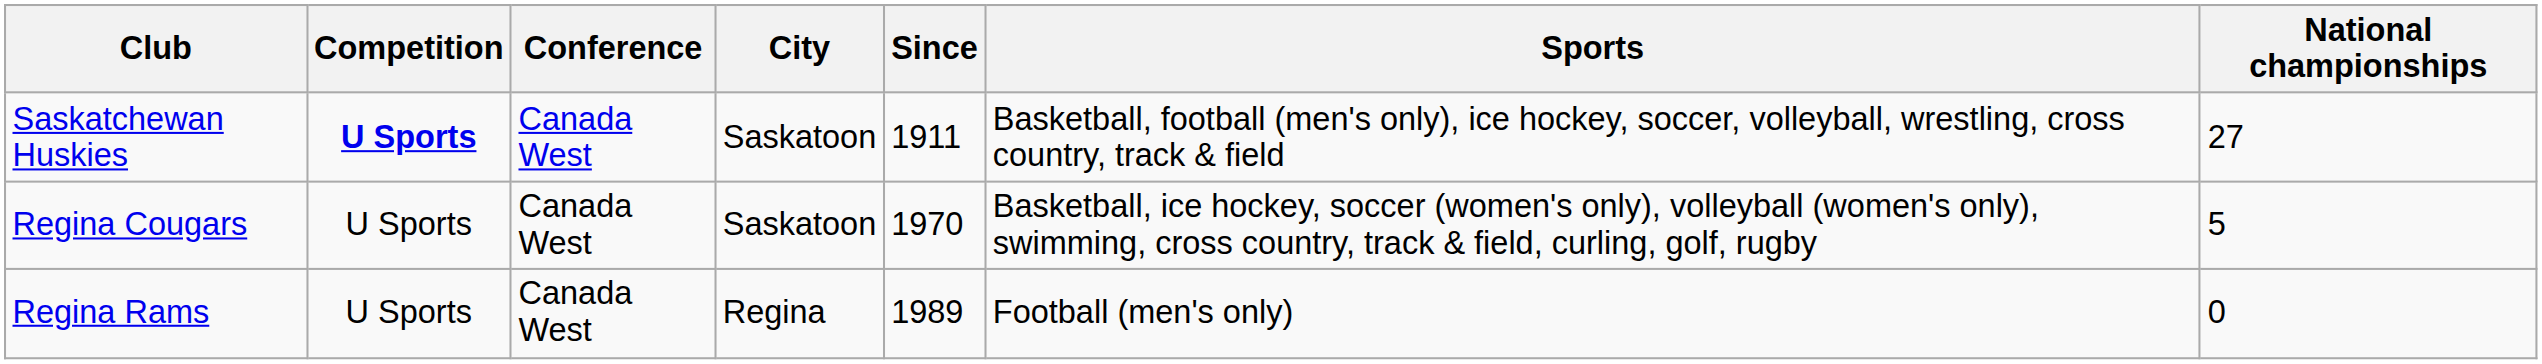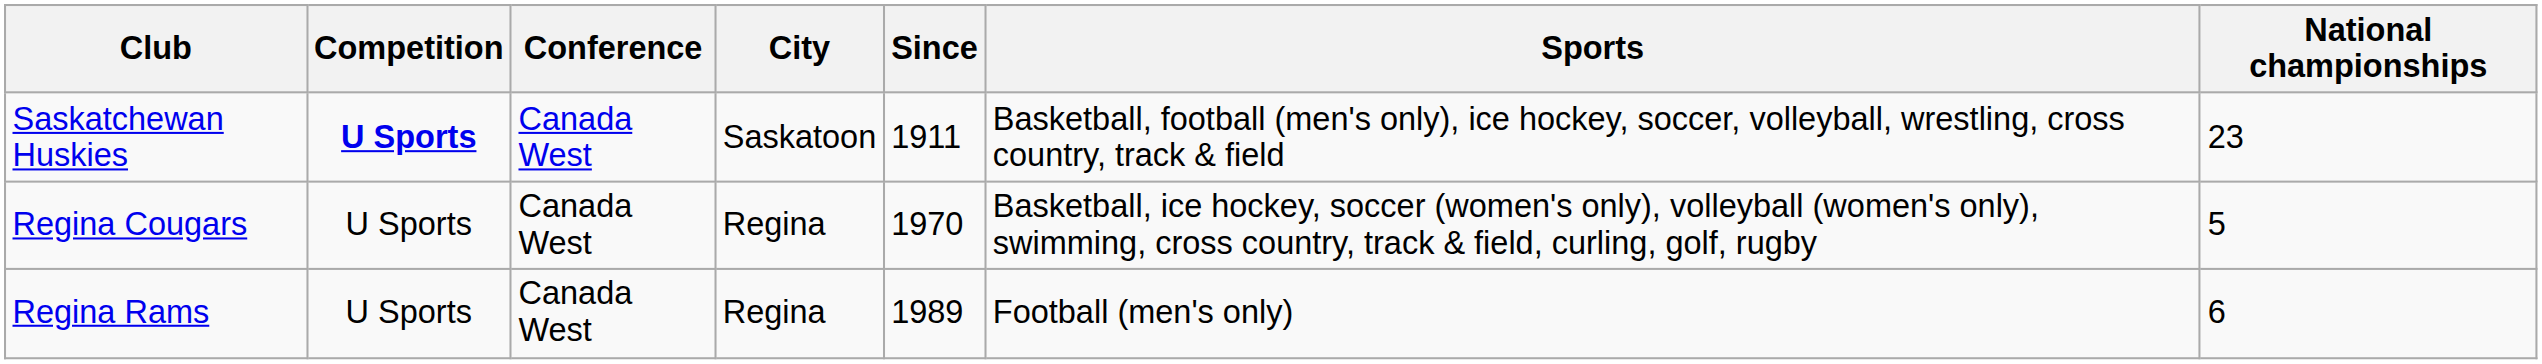(2226, 136) 27 -> (2226, 136) 23
(799, 224) Saskatoon -> (774, 224) Regina
(2217, 312) 0 -> (2217, 312) 6
